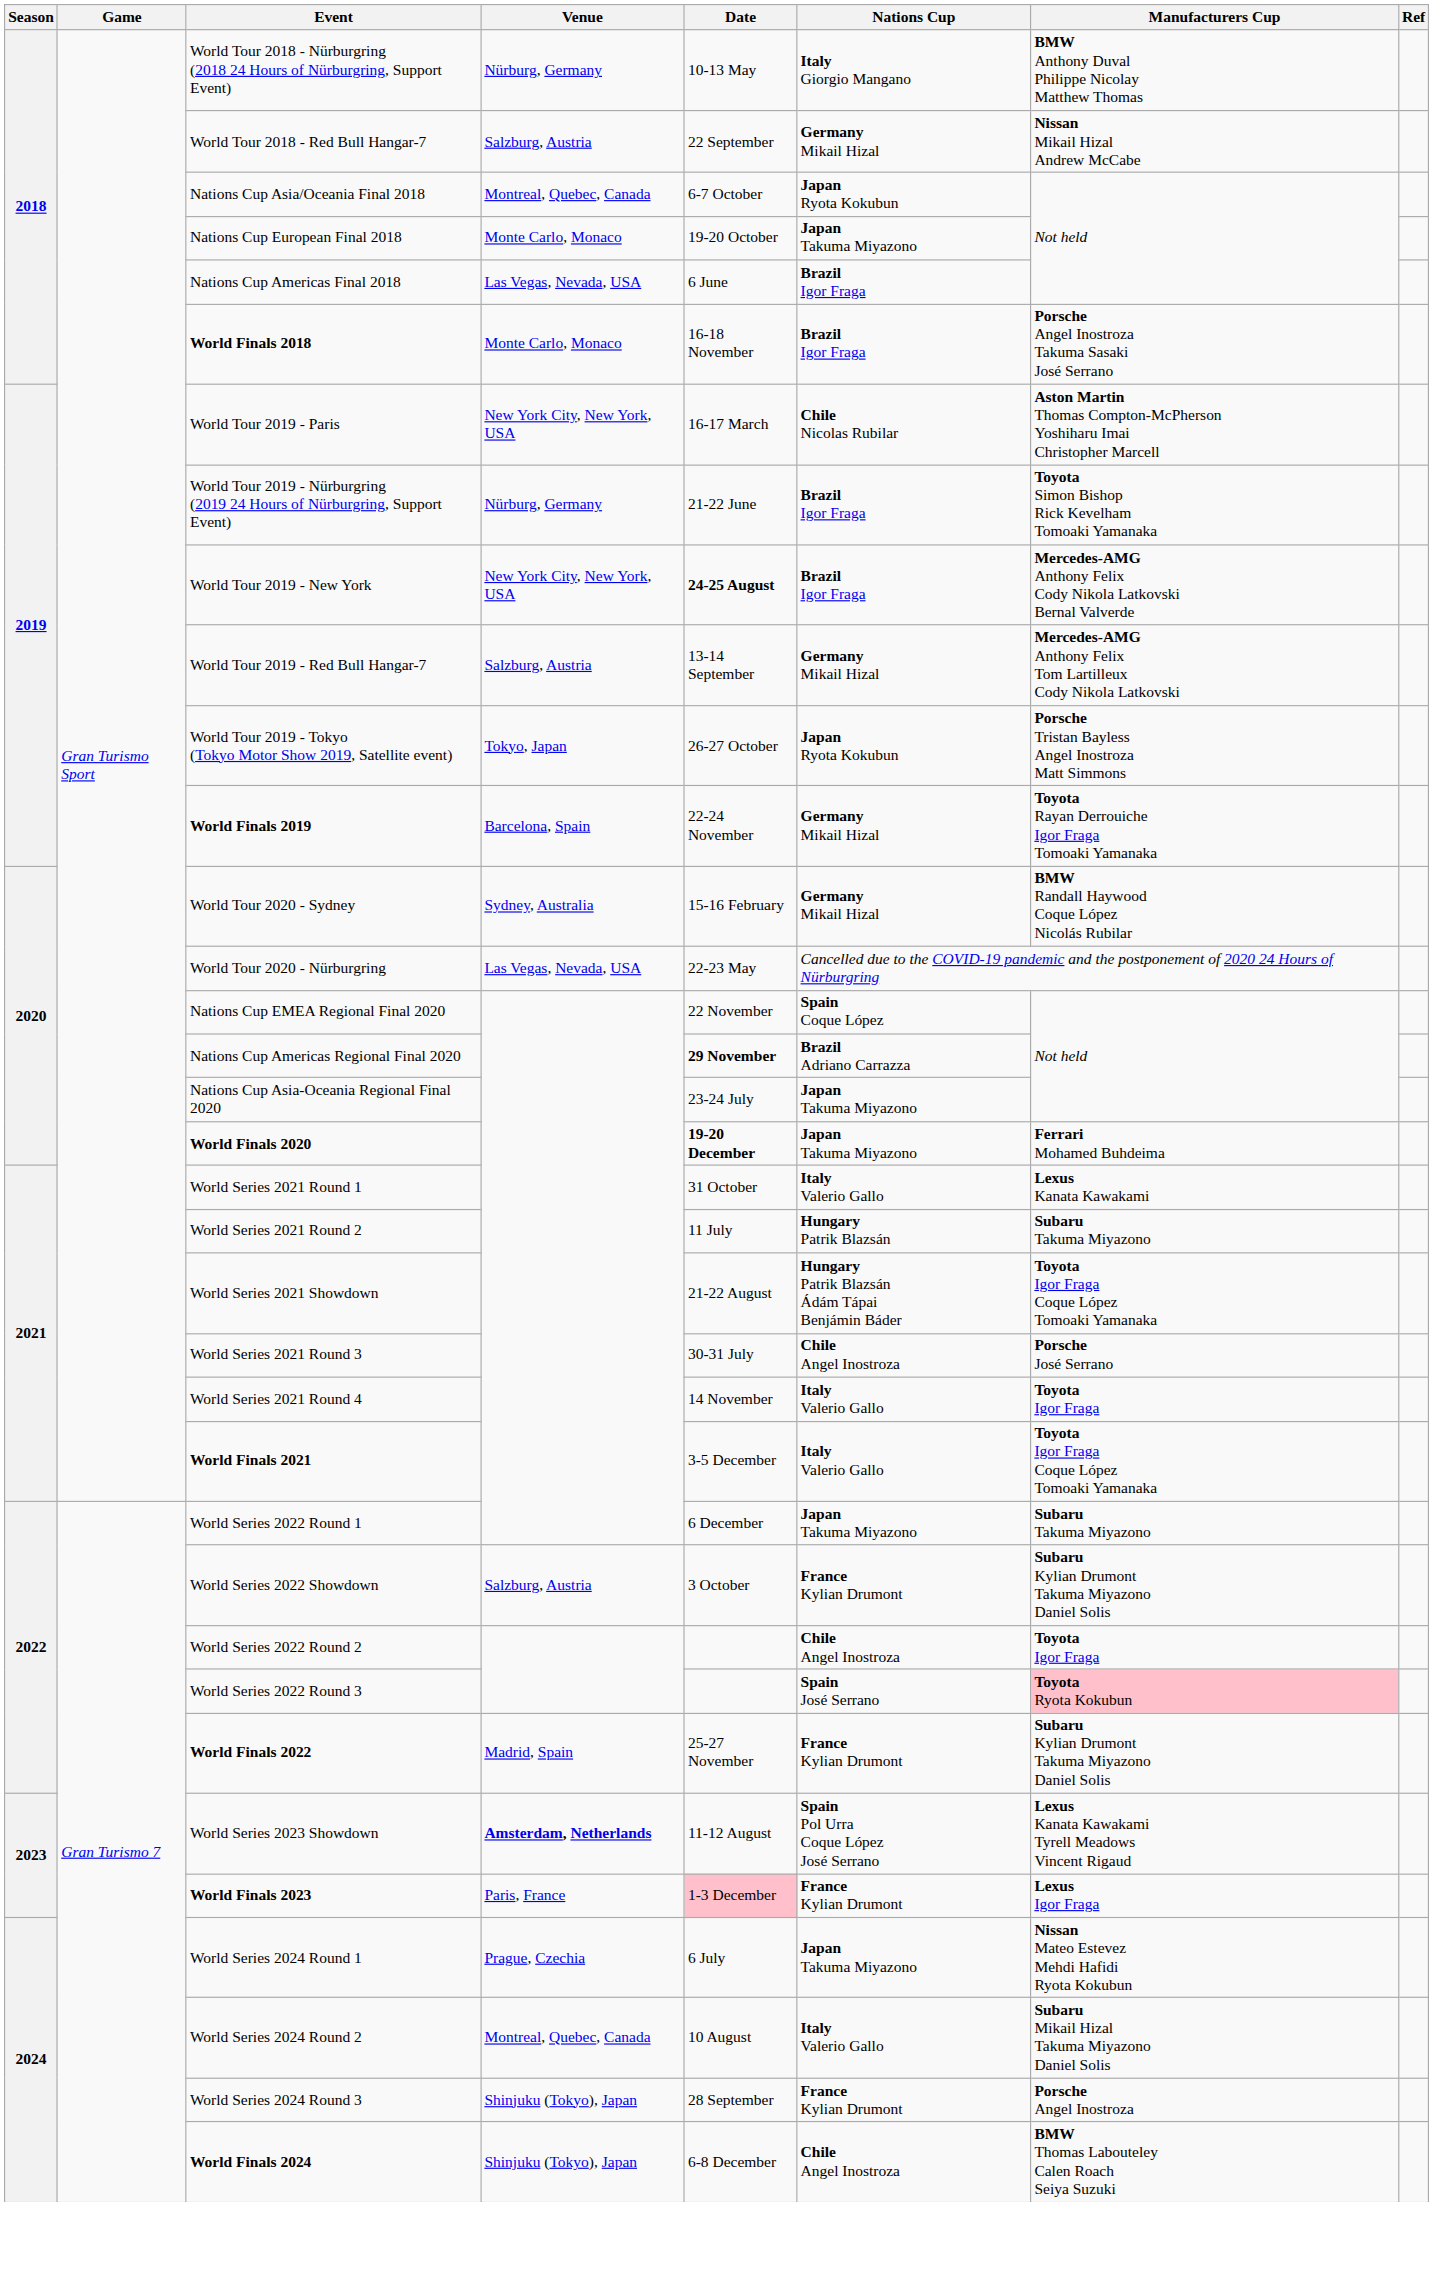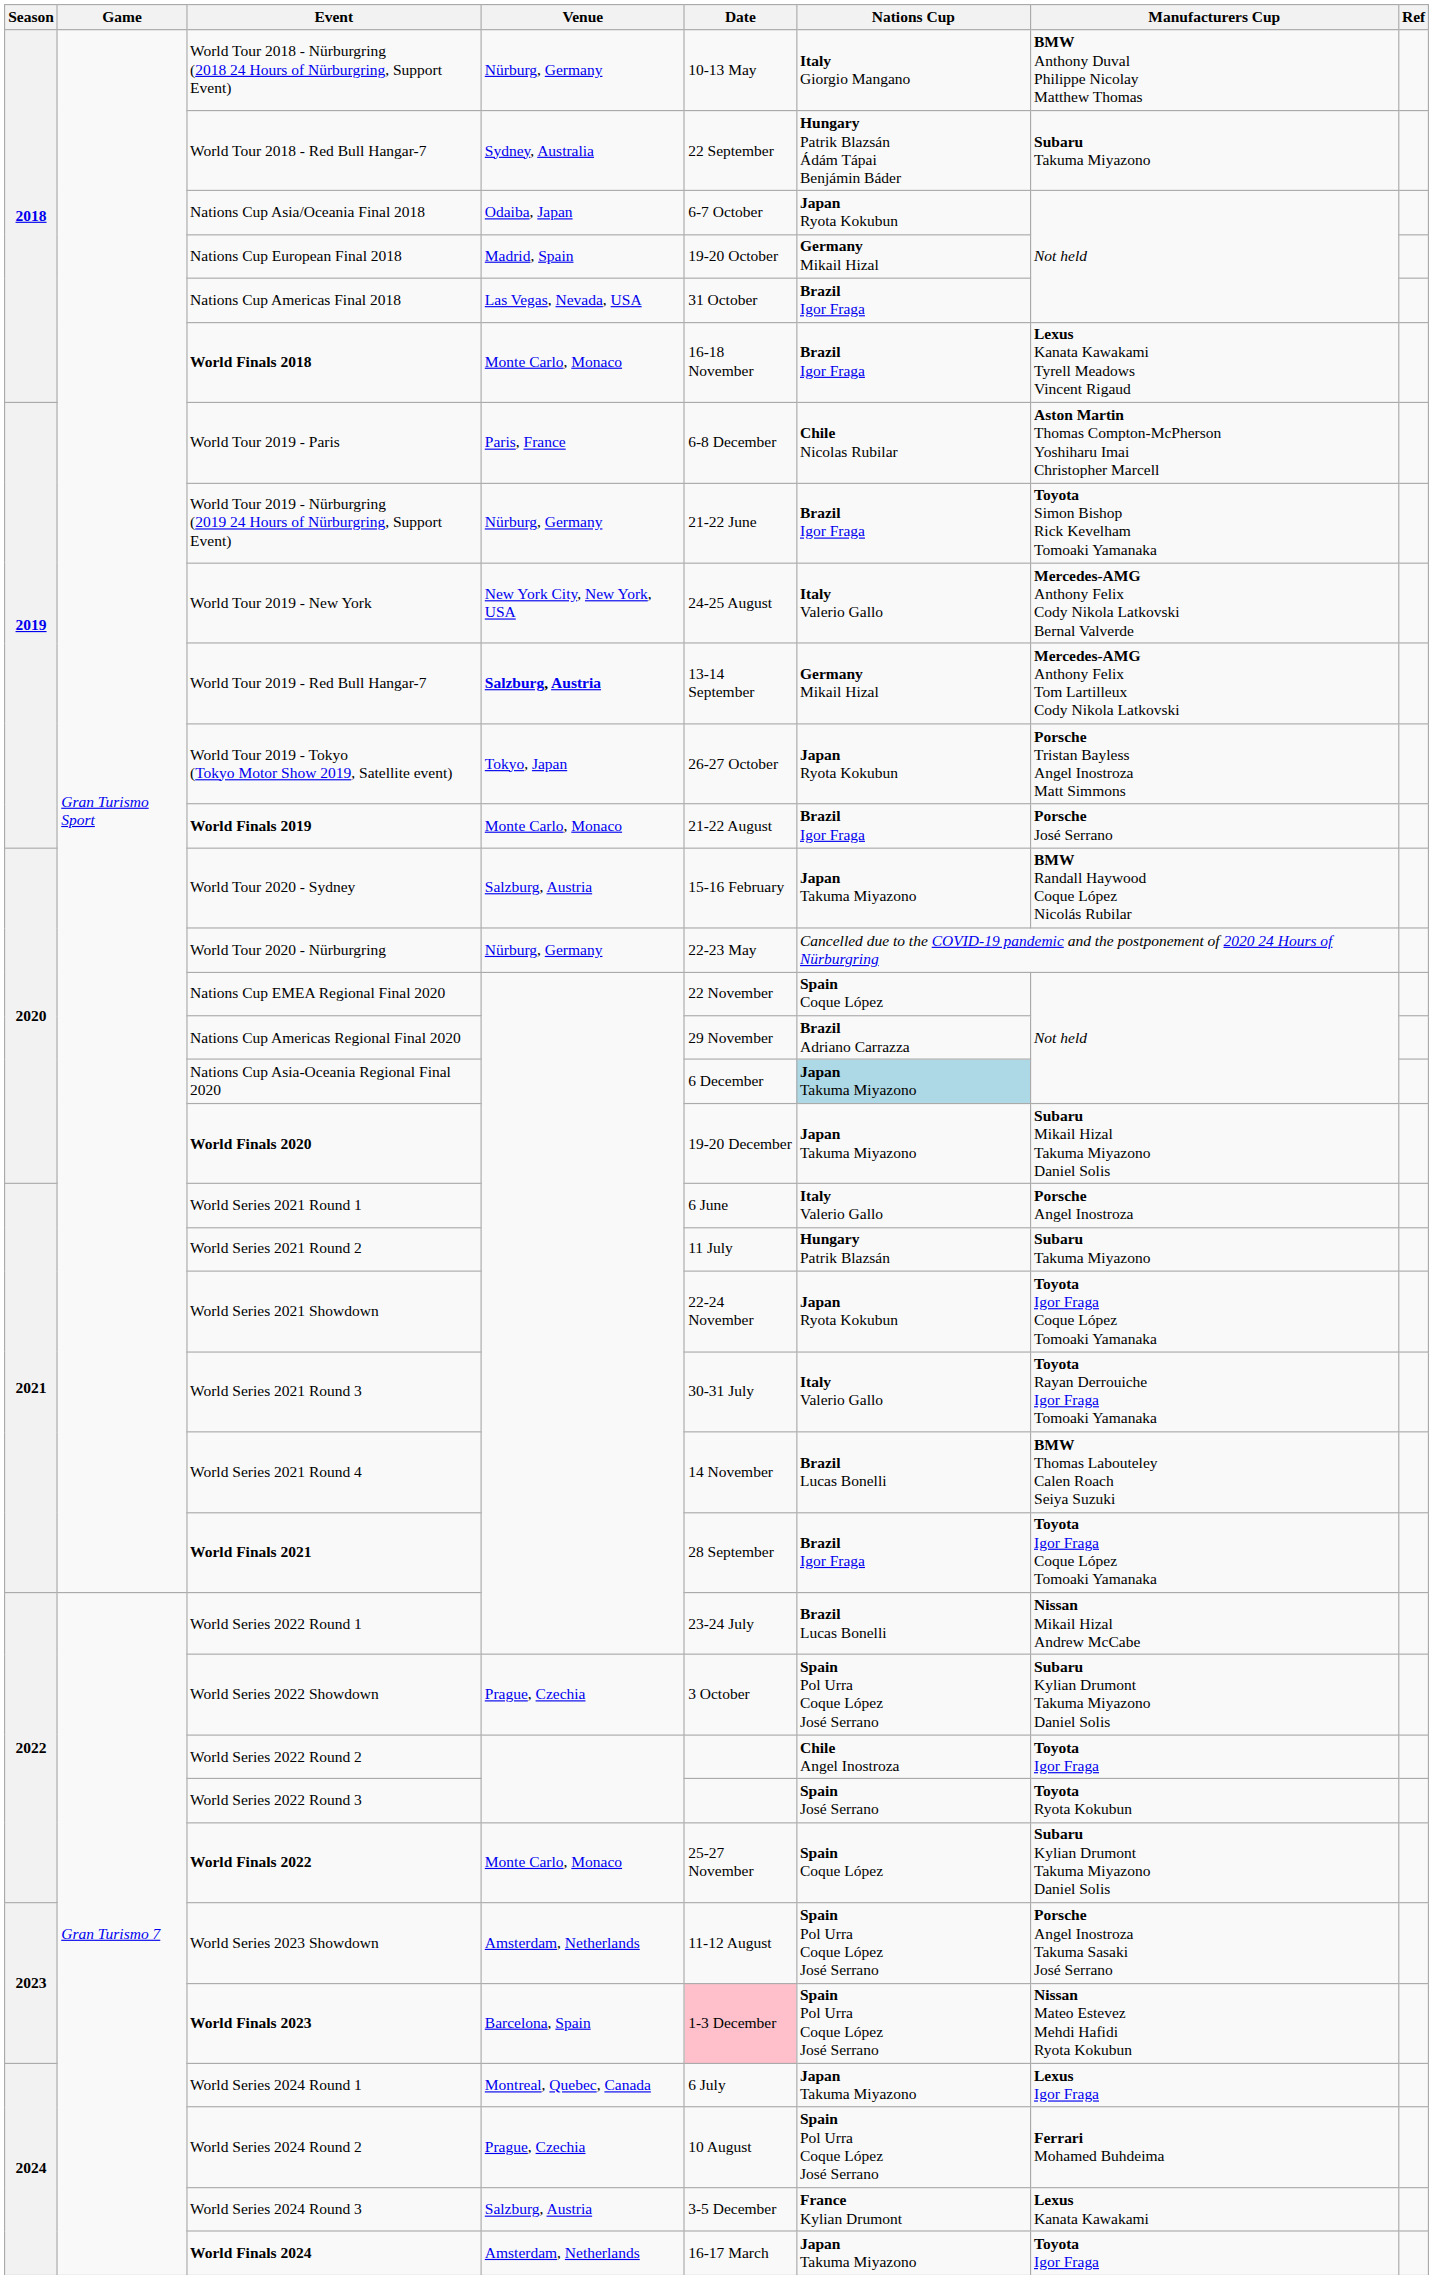(538, 141) Salzburg, Austria -> (539, 150) Sydney, Australia
(840, 141) Germany Mikail Hizal -> (851, 150) Hungary Patrik Blazsán Ádám Tápai Benjámin Báder
(1088, 141) Nissan Mikail Hizal Andrew McCabe -> (1092, 150) Subaru Takuma Miyazono
(567, 193) Montreal, Quebec, Canada -> (529, 212) Odaiba, Japan
(553, 237) Monte Carlo, Monaco -> (529, 255) Madrid, Spain
(859, 237) Japan Takuma Miyazono -> (839, 255) Germany Mikail Hizal
(708, 281) 6 June -> (723, 299) 31 October
(1084, 343) Porsche Angel Inostroza Takuma Sasaki José Serrano -> (1091, 361) Lexus Kanata Kawakami Tyrell Meadows Vincent Rigaud
(568, 423) New York City, New York, USA -> (525, 442) Paris, France
(728, 423) 16-17 March -> (732, 442) 6-8 December
(731, 584) bold -> (730, 602) normal
(833, 584) Brazil Igor Fraga -> (842, 602) Italy Valerio Gallo
(538, 664) normal -> (543, 683) bold
(537, 825) Barcelona, Spain -> (553, 825) Monte Carlo, Monaco
(721, 825) 22-24 November -> (730, 825) 21-22 August
(840, 825) Germany Mikail Hizal -> (832, 825) Brazil Igor Fraga
(1096, 825) Toyota Rayan Derrouiche Igor Fraga Tomoaki Yamanaka -> (1073, 825) Porsche José Serrano
(539, 905) Sydney, Australia -> (538, 887) Salzburg, Austria
(840, 905) Germany Mikail Hizal -> (858, 887) Japan Takuma Miyazono
(563, 967) Las Vegas, Nevada, USA -> (544, 949) Nürburg, Germany
(732, 1055) bold -> (731, 1037) normal
(721, 1099) 23-24 July -> (726, 1081) 6 December
(859, 1099) no background -> (858, 1081) lightblue background
(721, 1143) bold -> (740, 1143) normal
(1100, 1143) Ferrari Mohamed Buhdeima -> (1092, 1143) Subaru Mikail Hizal Takuma Miyazono Daniel Solis
(723, 1186) 31 October -> (708, 1205) 6 June
(1092, 1186) Lexus Kanata Kawakami -> (1084, 1205) Porsche Angel Inostroza
(730, 1292) 21-22 August -> (721, 1310) 22-24 November
(851, 1292) Hungary Patrik Blazsán Ádám Tápai Benjámin Báder -> (849, 1310) Japan Ryota Kokubun
(850, 1354) Chile Angel Inostroza -> (842, 1391) Italy Valerio Gallo
(1074, 1354) Porsche José Serrano -> (1095, 1391) Toyota Rayan Derrouiche Igor Fraga Tomoaki Yamanaka
(842, 1398) Italy Valerio Gallo -> (843, 1471) Brazil Lucas Bonelli
(1067, 1398) Toyota Igor Fraga -> (1096, 1471) BMW Thomas Labouteley Calen Roach Seiya Suzuki
(732, 1460) 3-5 December -> (731, 1551) 28 September
(842, 1460) Italy Valerio Gallo -> (832, 1551) Brazil Igor Fraga
(726, 1522) 6 December -> (721, 1623) 23-24 July
(859, 1522) Japan Takuma Miyazono -> (843, 1623) Brazil Lucas Bonelli
(1093, 1522) Subaru Takuma Miyazono -> (1087, 1623) Nissan Mikail Hizal Andrew McCabe
(538, 1584) Salzburg, Austria -> (535, 1694) Prague, Czechia
(852, 1584) France Kylian Drumont -> (842, 1694) Spain Pol Urra Coque López José Serrano
(1083, 1690) pink background -> (1083, 1800) no background
(529, 1752) Madrid, Spain -> (553, 1862) Monte Carlo, Monaco
(852, 1752) France Kylian Drumont -> (842, 1862) Spain Coque López
(568, 1833) bold -> (562, 1942) normal
(1092, 1833) Lexus Kanata Kawakami Tyrell Meadows Vincent Rigaud -> (1084, 1942) Porsche Angel Inostroza Takuma Sasaki José Serrano
(525, 1895) Paris, France -> (538, 2022) Barcelona, Spain
(852, 1895) France Kylian Drumont -> (842, 2022) Spain Pol Urra Coque López José Serrano
(1067, 1895) Lexus Igor Fraga -> (1083, 2022) Nissan Mateo Estevez Mehdi Hafidi Ryota Kokubun
(535, 1957) Prague, Czechia -> (568, 2084) Montreal, Quebec, Canada
(1083, 1957) Nissan Mateo Estevez Mehdi Hafidi Ryota Kokubun -> (1067, 2084) Lexus Igor Fraga
(567, 2037) Montreal, Quebec, Canada -> (535, 2146) Prague, Czechia
(842, 2037) Italy Valerio Gallo -> (842, 2146) Spain Pol Urra Coque López José Serrano
(1093, 2037) Subaru Mikail Hizal Takuma Miyazono Daniel Solis -> (1099, 2146) Ferrari Mohamed Buhdeima
(561, 2099) Shinjuku (Tokyo), Japan -> (538, 2208) Salzburg, Austria
(731, 2099) 28 September -> (732, 2208) 3-5 December
(1084, 2099) Porsche Angel Inostroza -> (1091, 2208) Lexus Kanata Kawakami
(561, 2161) Shinjuku (Tokyo), Japan -> (562, 2252) Amsterdam, Netherlands
(732, 2161) 6-8 December -> (728, 2252) 16-17 March
(850, 2161) Chile Angel Inostroza -> (858, 2252) Japan Takuma Miyazono
(1096, 2161) BMW Thomas Labouteley Calen Roach Seiya Suzuki -> (1067, 2252) Toyota Igor Fraga
